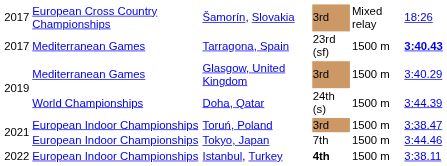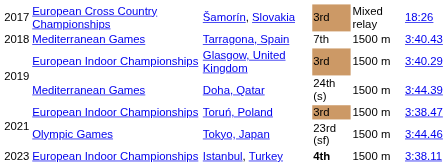(17, 46) 2017 -> (17, 40) 2018
(324, 46) 23rd (sf) -> (321, 40) 7th
(424, 46) bold -> (424, 40) normal
(89, 74) Mediterranean Games -> (115, 62) European Indoor Championships
(88, 103) World Championships -> (89, 90) Mediterranean Games
(115, 140) European Indoor Championships -> (73, 134) Olympic Games
(321, 140) 7th -> (325, 134) 23rd (sf)
(17, 156) 2022 -> (17, 156) 2023
